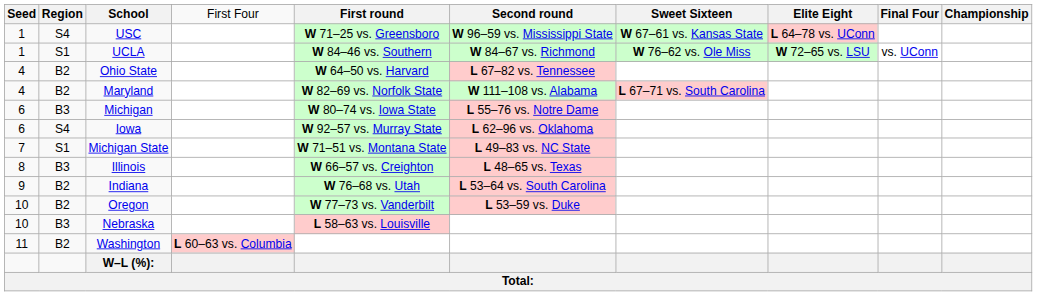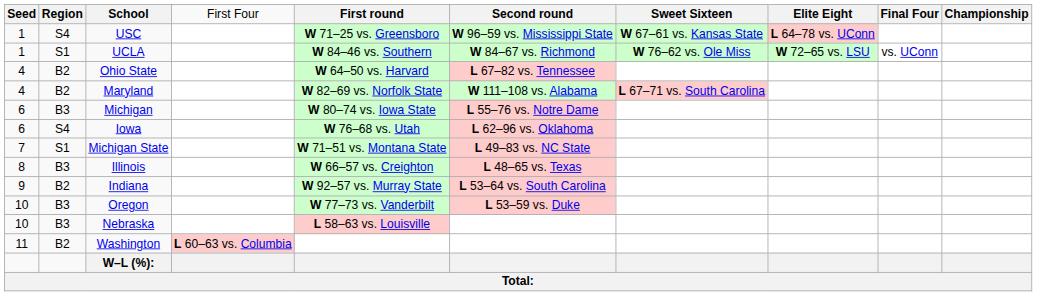(372, 129) W 92–57 vs. Murray State -> (372, 129) W 76–68 vs. Utah
(372, 186) W 76–68 vs. Utah -> (372, 186) W 92–57 vs. Murray State
(62, 205) B2 -> (62, 205) B3
